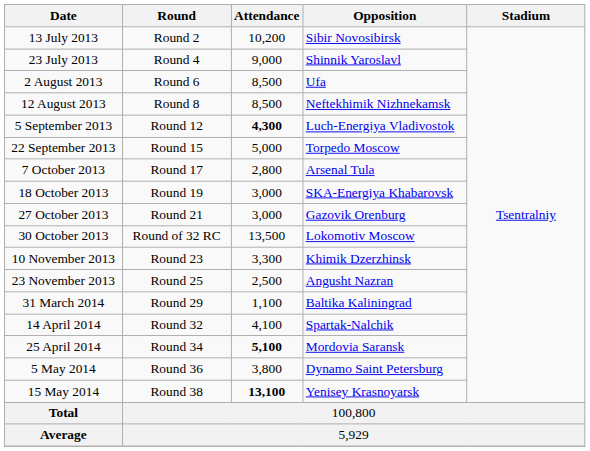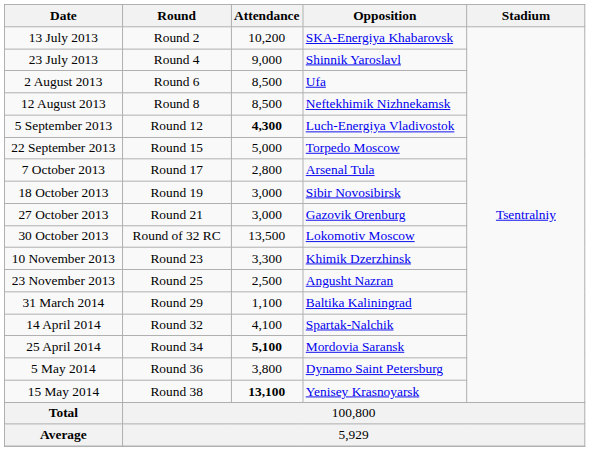(353, 38) Sibir Novosibirsk -> (379, 38) SKA-Energiya Khabarovsk
(379, 192) SKA-Energiya Khabarovsk -> (353, 192) Sibir Novosibirsk
